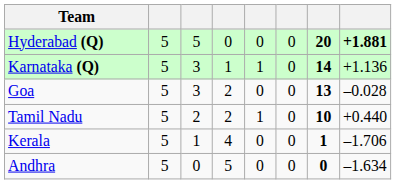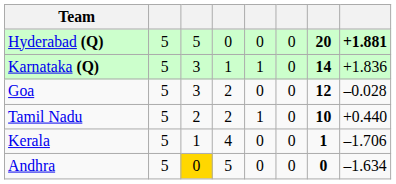(365, 66) +1.136 -> (365, 66) +1.836
(323, 91) 13 -> (323, 91) 12
(197, 166) no background -> (197, 166) gold background
